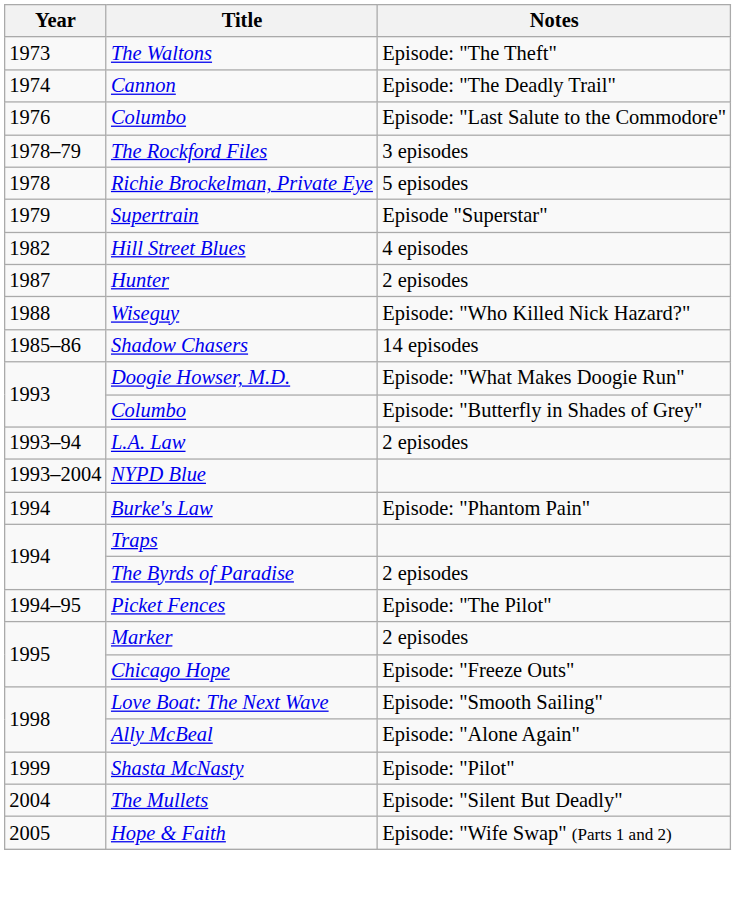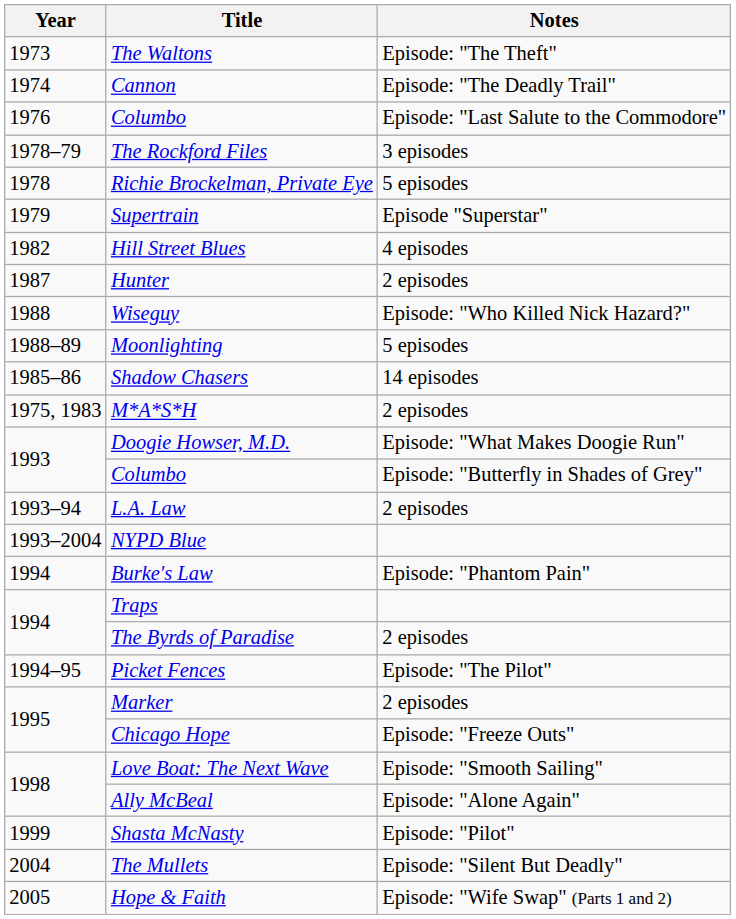+ row: (45, 345)
+ row: (55, 410)
